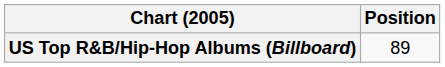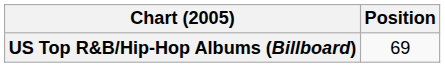(400, 47) 89 -> (400, 47) 69
